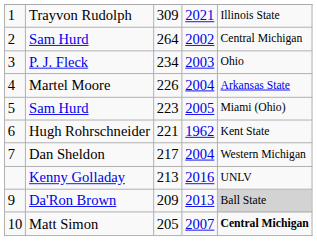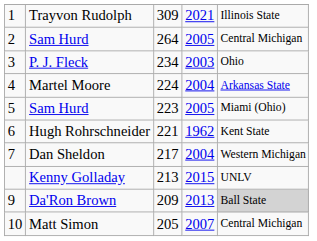(200, 39) 2002 -> (200, 39) 2005
(168, 85) 226 -> (168, 85) 224
(200, 177) 2016 -> (200, 177) 2015
(265, 223) bold -> (261, 223) normal
